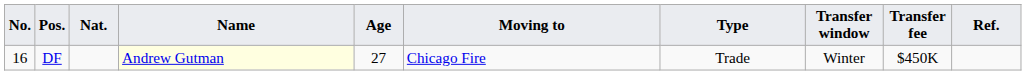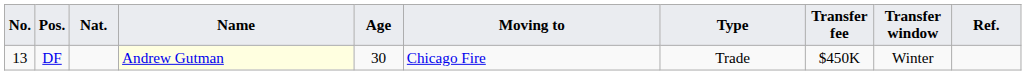columns swapped: (844, 25) <-> (918, 25)
(20, 57) 16 -> (20, 57) 13
(378, 57) 27 -> (378, 57) 30
